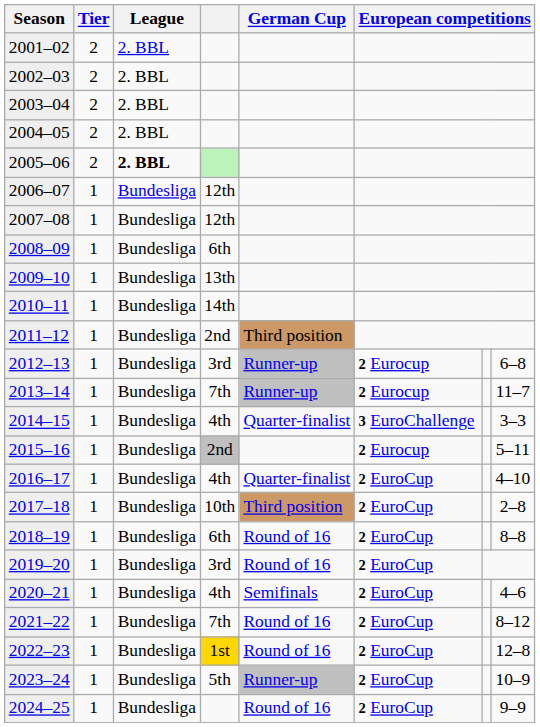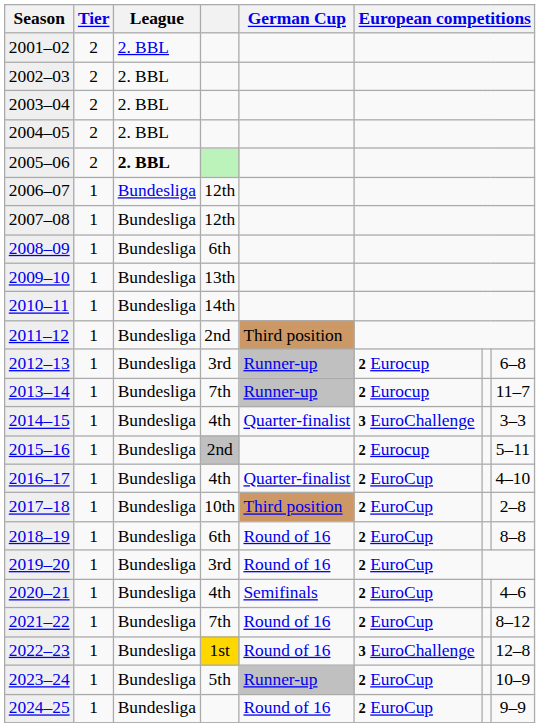(396, 650) 2 EuroCup -> (417, 650) 3 EuroChallenge
